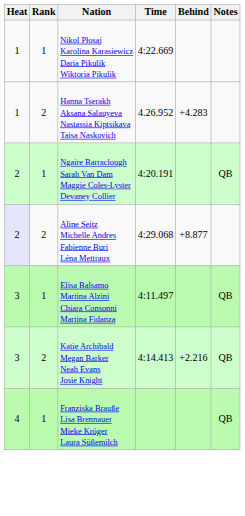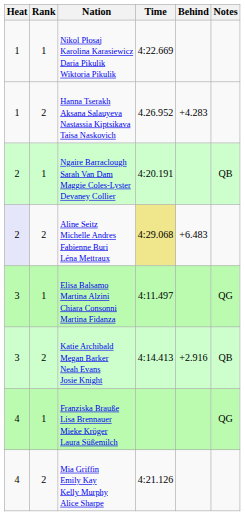(156, 235) no background -> (156, 235) khaki background
(193, 235) +8.877 -> (193, 235) +6.483
(226, 296) QB -> (226, 296) QG
(193, 357) +2.216 -> (193, 357) +2.916
(226, 419) QB -> (226, 419) QG
+ row: (84, 486)
